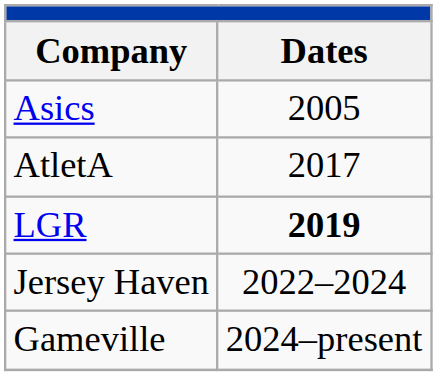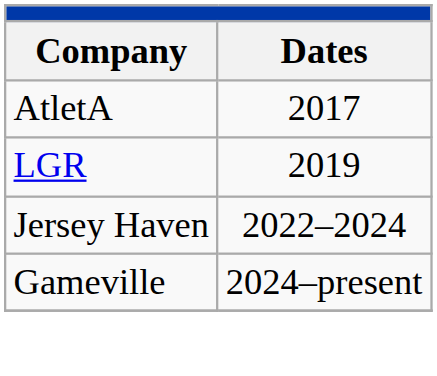- row: (54, 108)
(324, 223) bold -> (324, 165) normal
